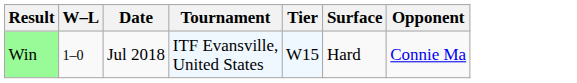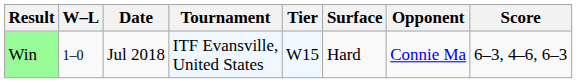+ column: (521, 17)
